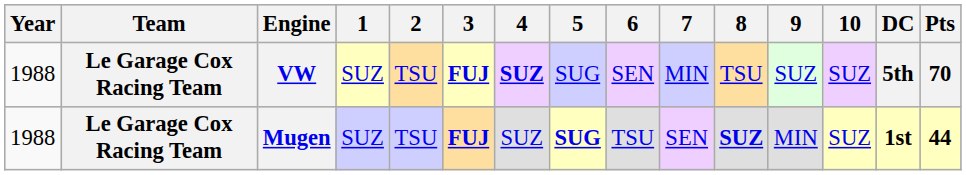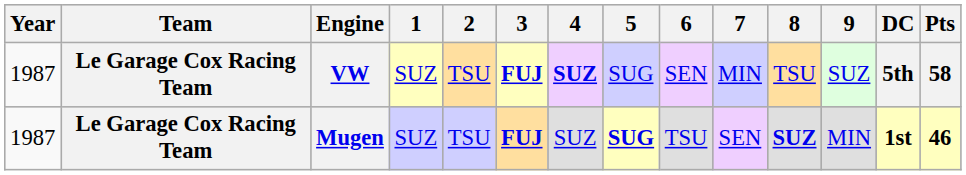- column: (850, 23)
(33, 74) 1988 -> (33, 74) 1987
(940, 74) 70 -> (940, 74) 58
(33, 138) 1988 -> (33, 138) 1987
(940, 138) 44 -> (940, 138) 46
